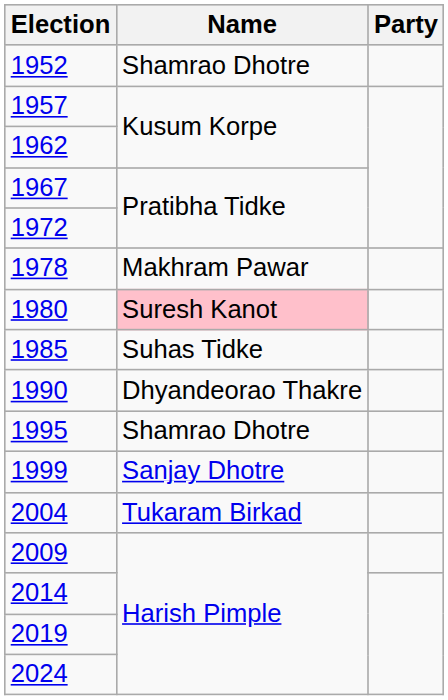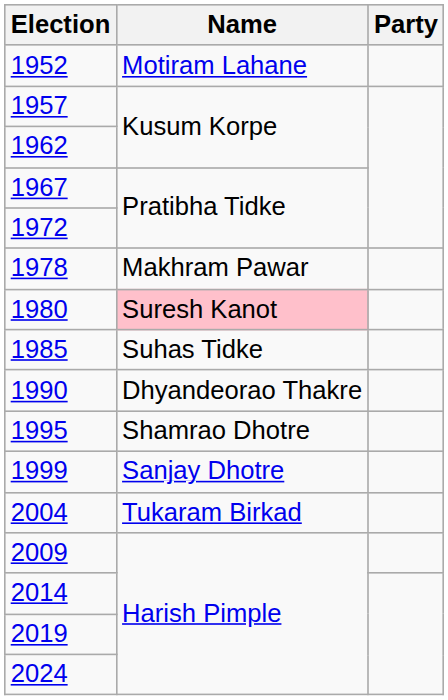(216, 65) Shamrao Dhotre -> (215, 65) Motiram Lahane
